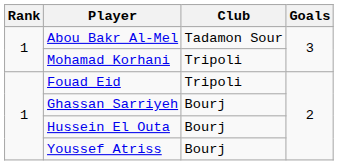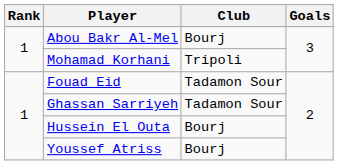(234, 38) Tadamon Sour -> (205, 38) Bourj
(213, 82) Tripoli -> (234, 82) Tadamon Sour
(205, 105) Bourj -> (234, 105) Tadamon Sour
